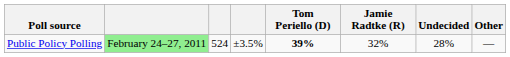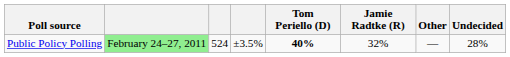columns swapped: (489, 25) <-> (444, 25)
(303, 43) 39% -> (303, 43) 40%
